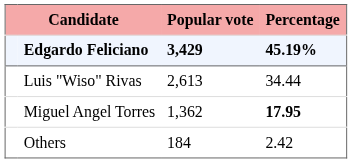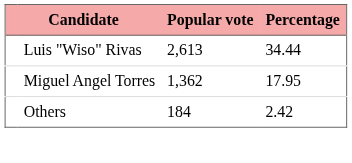- row: (86, 50)
(283, 111) bold -> (283, 81) normal
